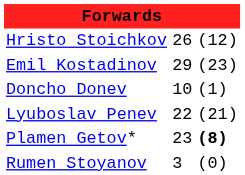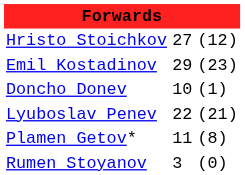(182, 40) 26 -> (182, 40) 27
(182, 138) 23 -> (182, 138) 11
(213, 138) bold -> (213, 138) normal
